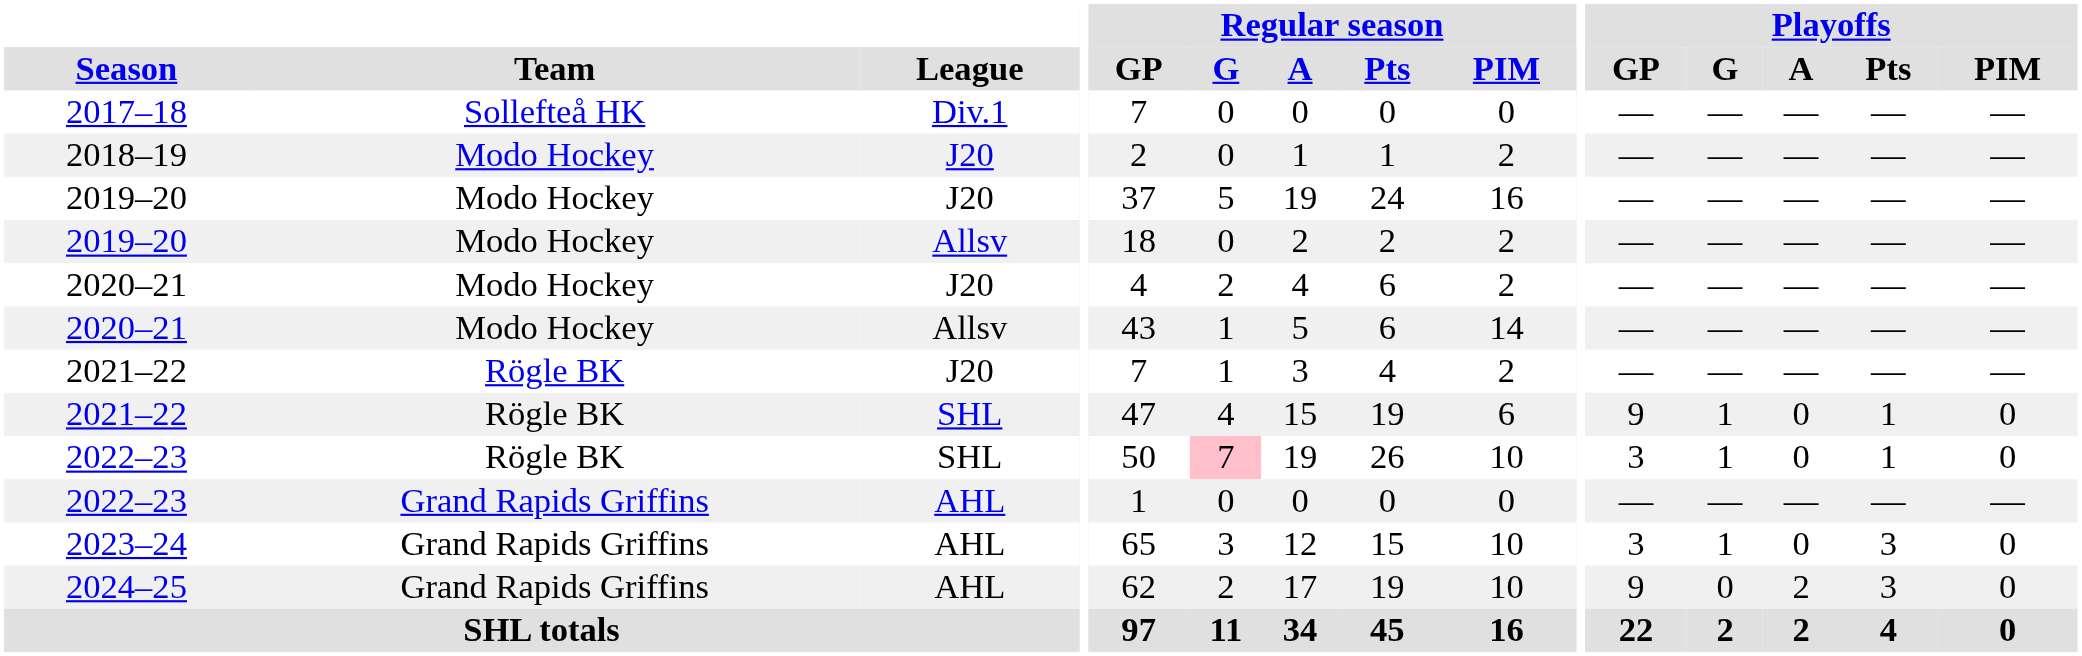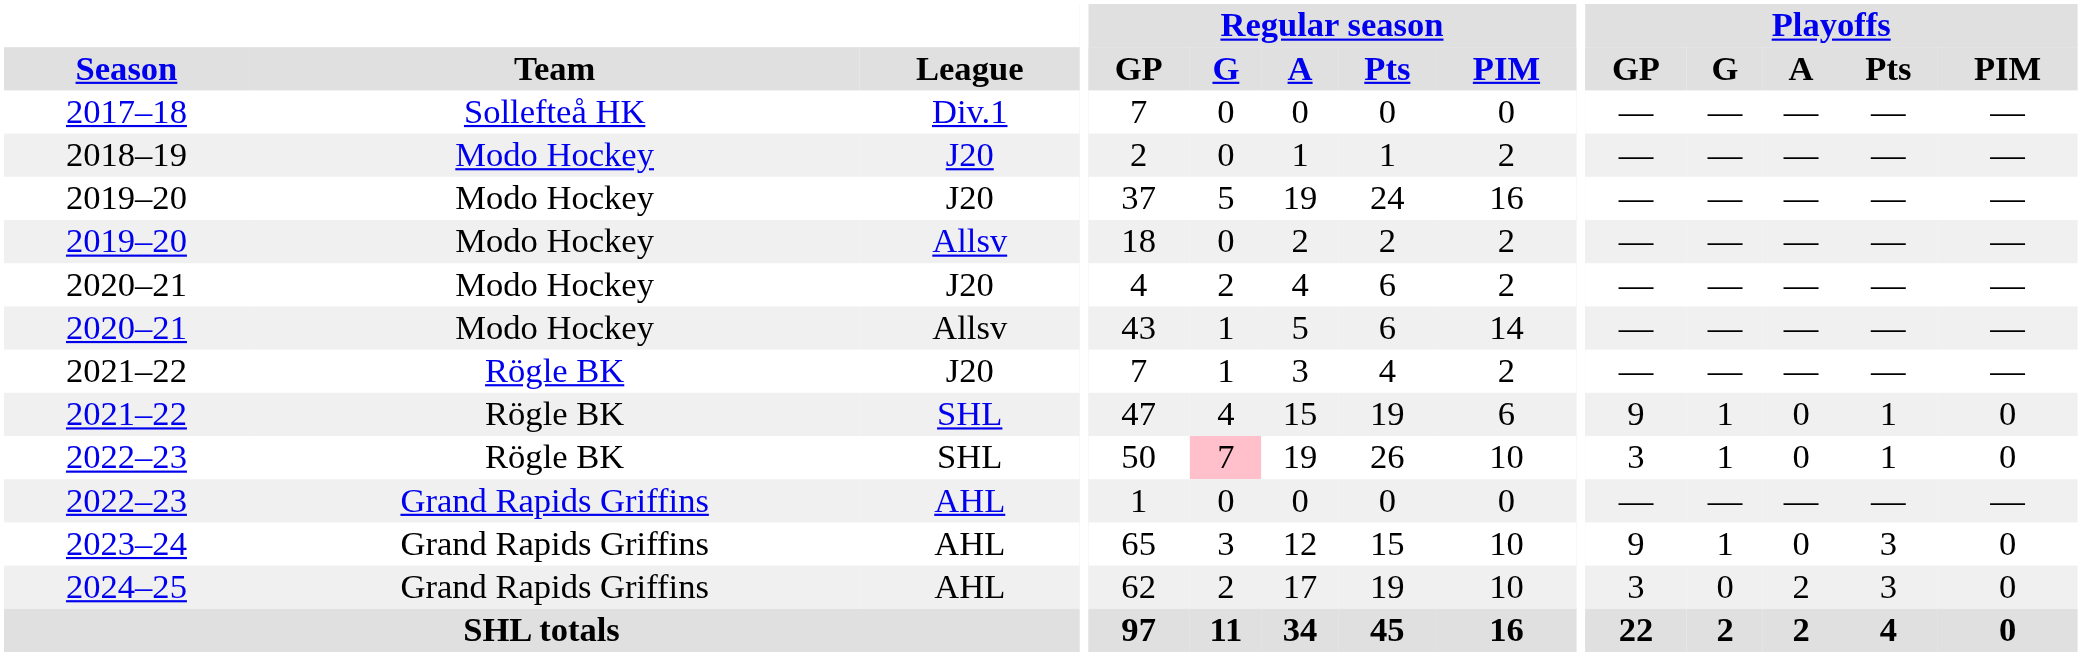(1636, 543) 3 -> (1636, 543) 9
(1636, 586) 9 -> (1636, 586) 3
